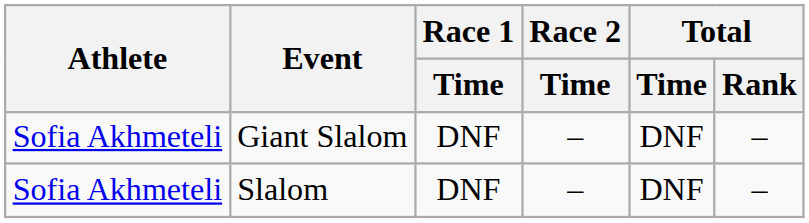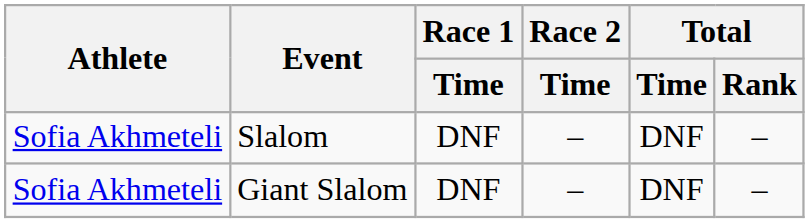rows swapped: (322, 137) <-> (283, 190)
